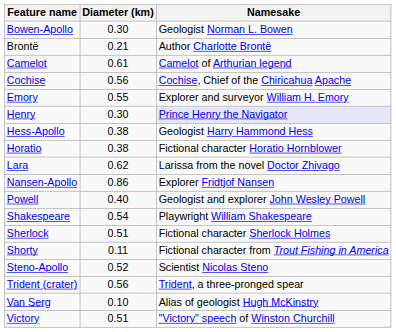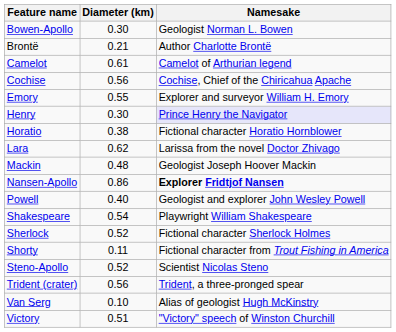- row: (36, 132)
+ row: (24, 166)
(216, 183) normal -> (221, 183) bold
(118, 234) 0.51 -> (118, 234) 0.52
